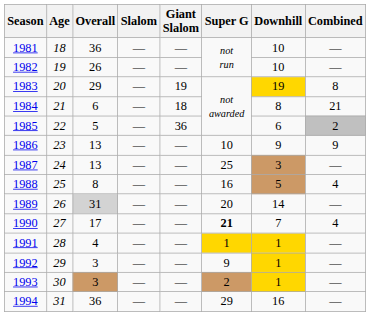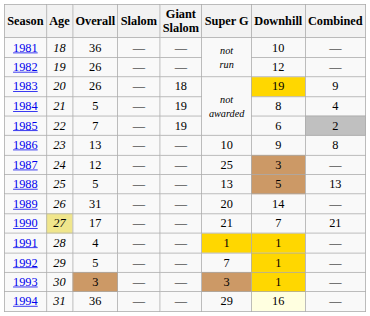(278, 67) 10 -> (278, 67) 12
(95, 86) 29 -> (95, 86) 26
(181, 86) 19 -> (181, 86) 18
(335, 86) 8 -> (335, 86) 9
(95, 106) 6 -> (95, 106) 5
(181, 106) 18 -> (181, 106) 19
(335, 106) 21 -> (335, 106) 4
(95, 125) 5 -> (95, 125) 7
(181, 125) 36 -> (181, 125) 19
(335, 145) 9 -> (335, 145) 8
(95, 164) 13 -> (95, 164) 12
(95, 184) 8 -> (95, 184) 5
(227, 184) 16 -> (227, 184) 13
(335, 184) 4 -> (335, 184) 13
(95, 203) lightgrey background -> (95, 203) no background
(59, 223) no background -> (59, 223) khaki background
(227, 223) bold -> (227, 223) normal
(335, 223) 4 -> (335, 223) 21
(95, 262) 3 -> (95, 262) 5
(227, 262) 9 -> (227, 262) 7
(227, 282) 2 -> (227, 282) 3
(278, 301) no background -> (278, 301) lightyellow background
